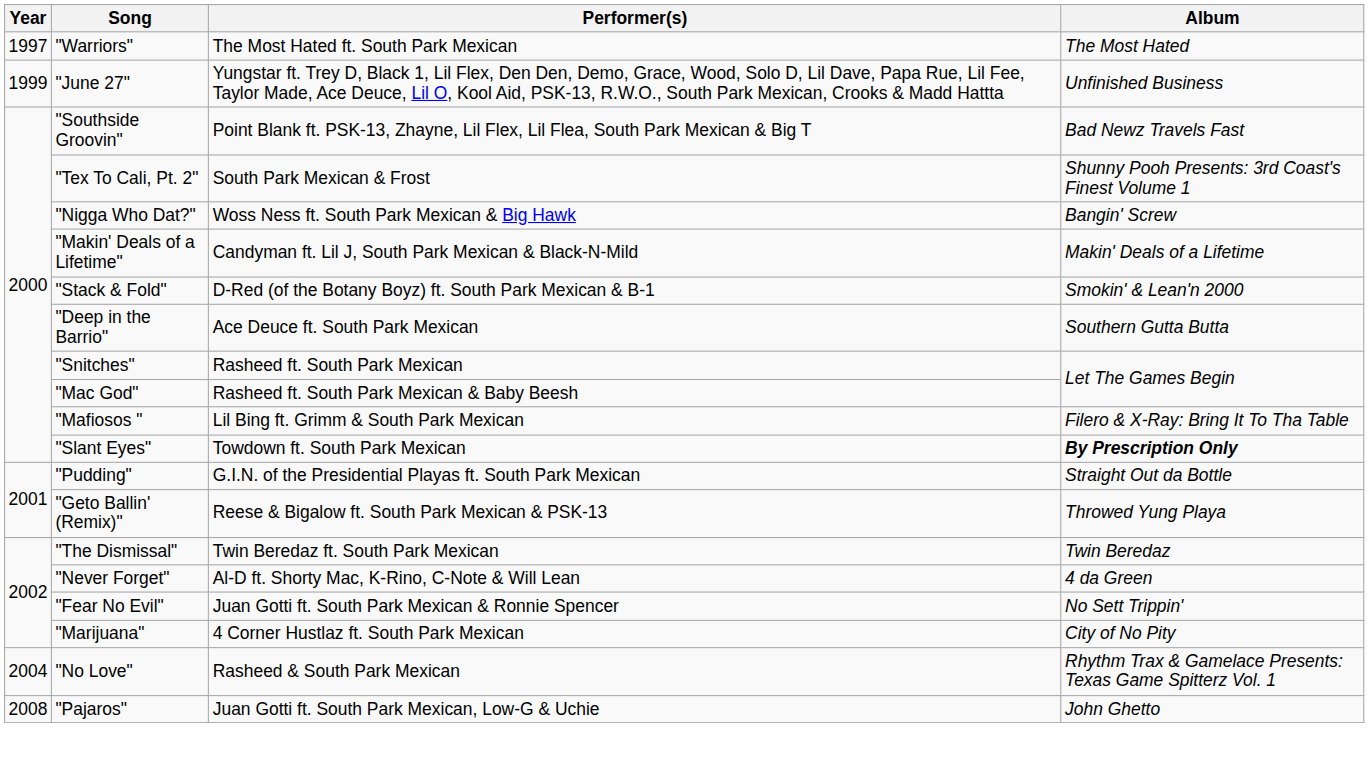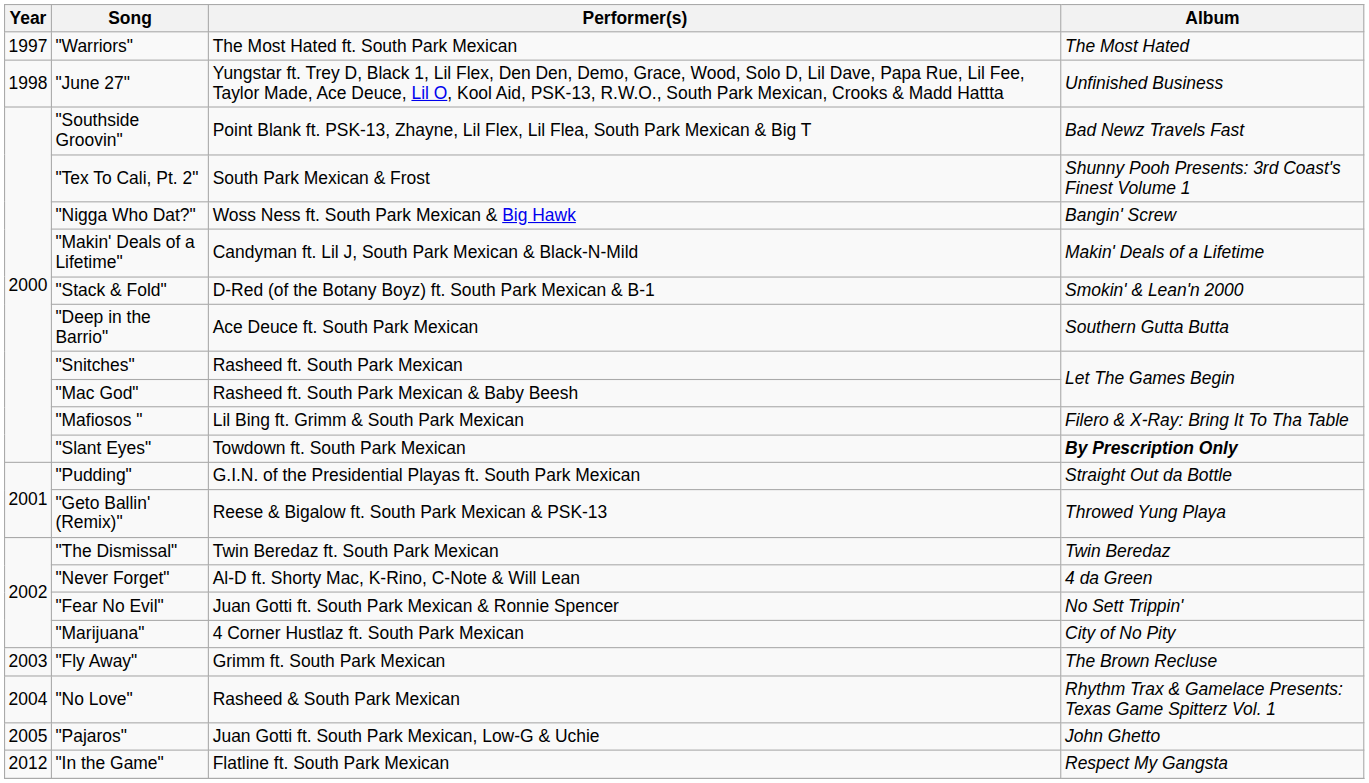(28, 83) 1999 -> (28, 83) 1998
+ row: (96, 661)
(28, 708) 2008 -> (28, 736) 2005
+ row: (110, 764)
